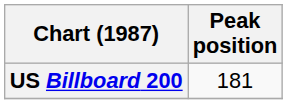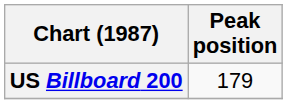(235, 80) 181 -> (235, 80) 179
